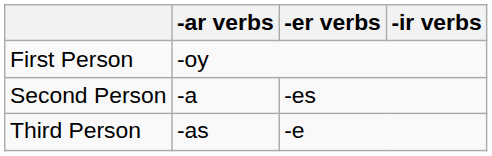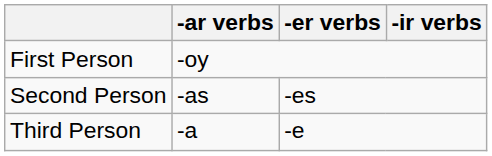(187, 95) -a -> (193, 95) -as
(193, 131) -as -> (187, 131) -a
